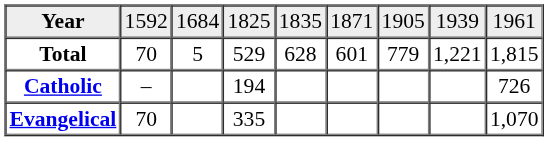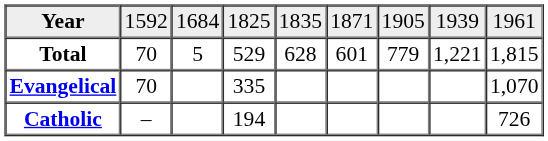rows swapped: (63, 86) <-> (63, 118)
